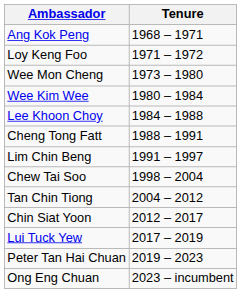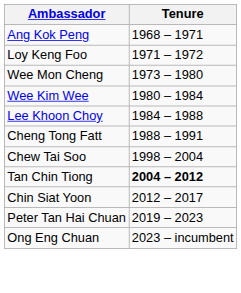- row: (49, 156)
(167, 197) normal -> (167, 177) bold
- row: (45, 237)
